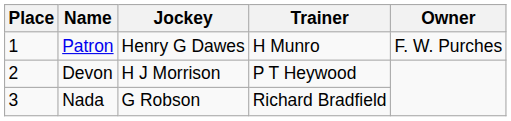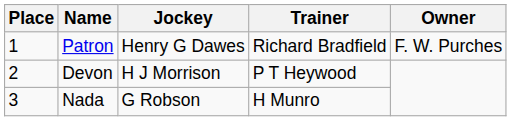(286, 45) H Munro -> (320, 45) Richard Bradfield
(320, 101) Richard Bradfield -> (286, 101) H Munro
